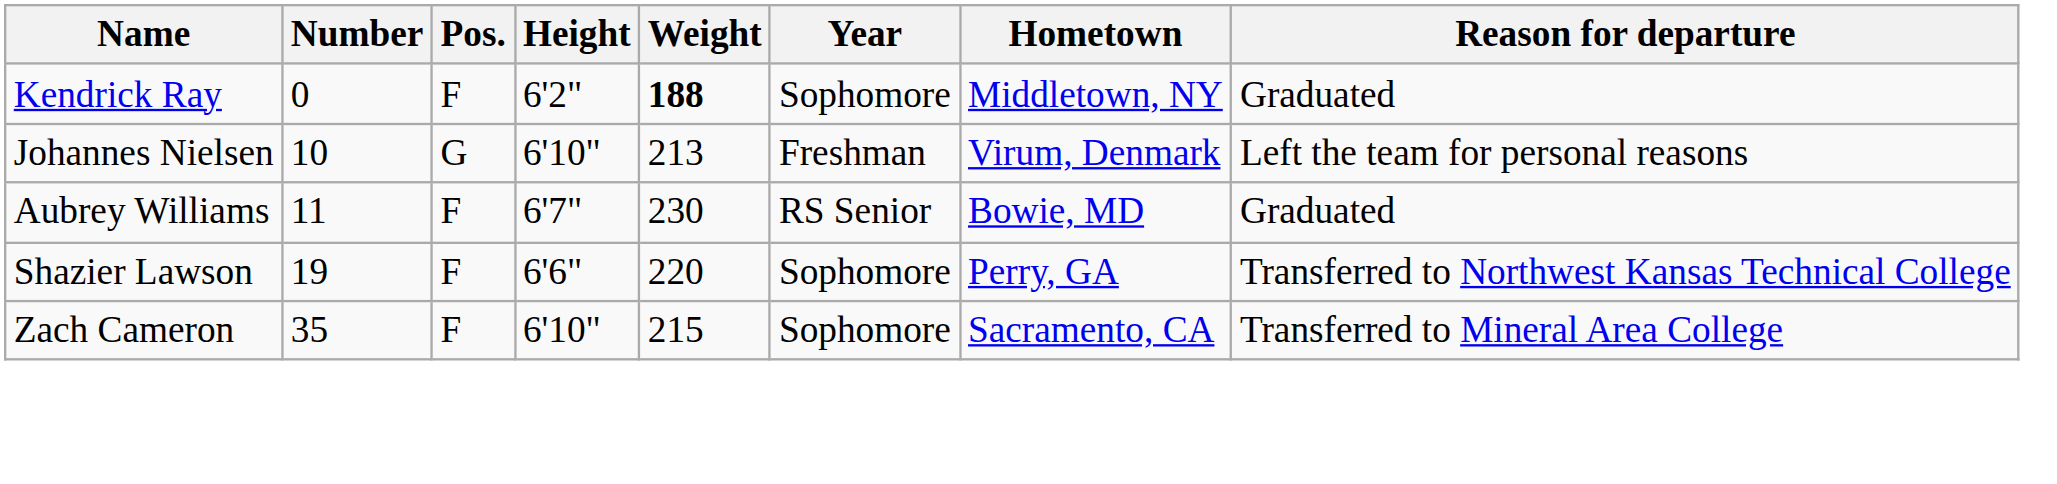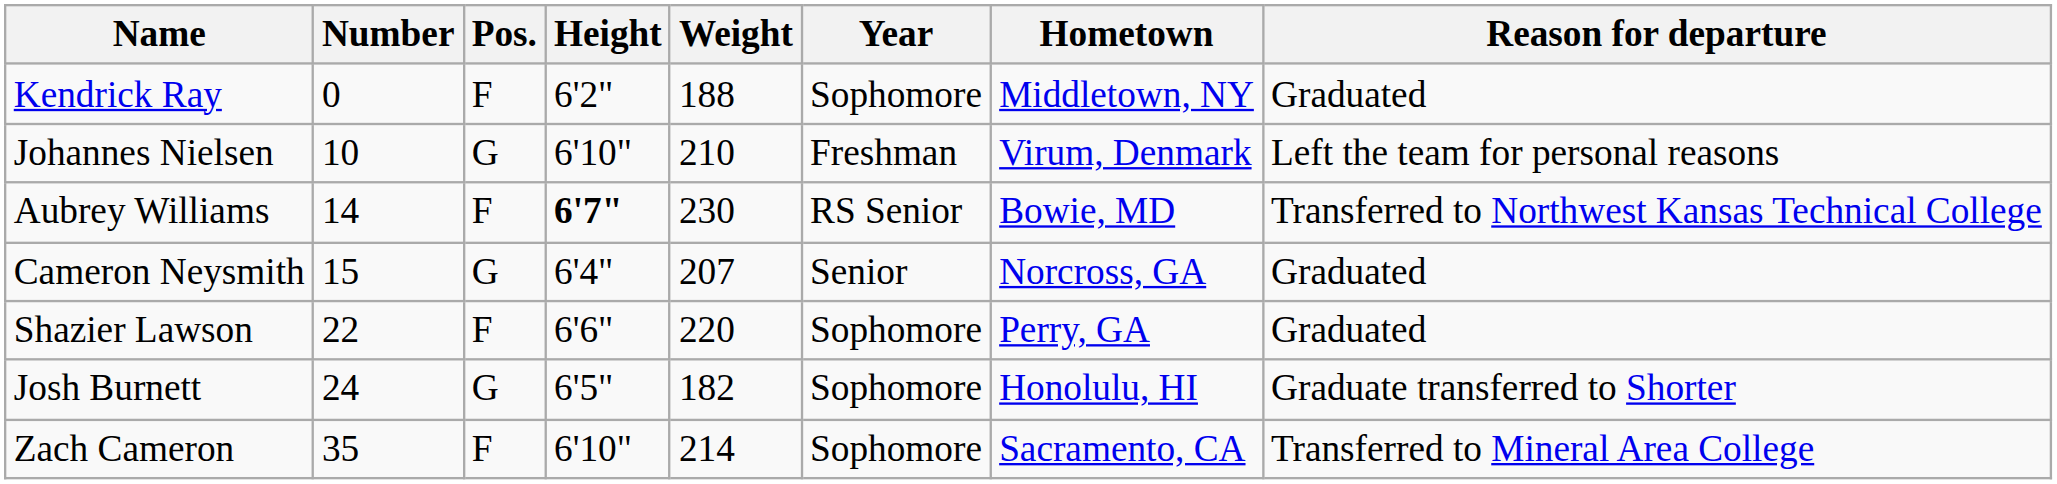(676, 93) bold -> (707, 93) normal
(676, 152) 213 -> (707, 152) 210
(309, 211) 11 -> (341, 211) 14
(553, 211) normal -> (588, 211) bold
(1318, 211) Graduated -> (1656, 211) Transferred to Northwest Kansas Technical College
+ row: (159, 270)
(309, 270) 19 -> (341, 329) 22
(1625, 270) Transferred to Northwest Kansas Technical College -> (1349, 329) Graduated
+ row: (107, 388)
(676, 329) 215 -> (707, 447) 214
